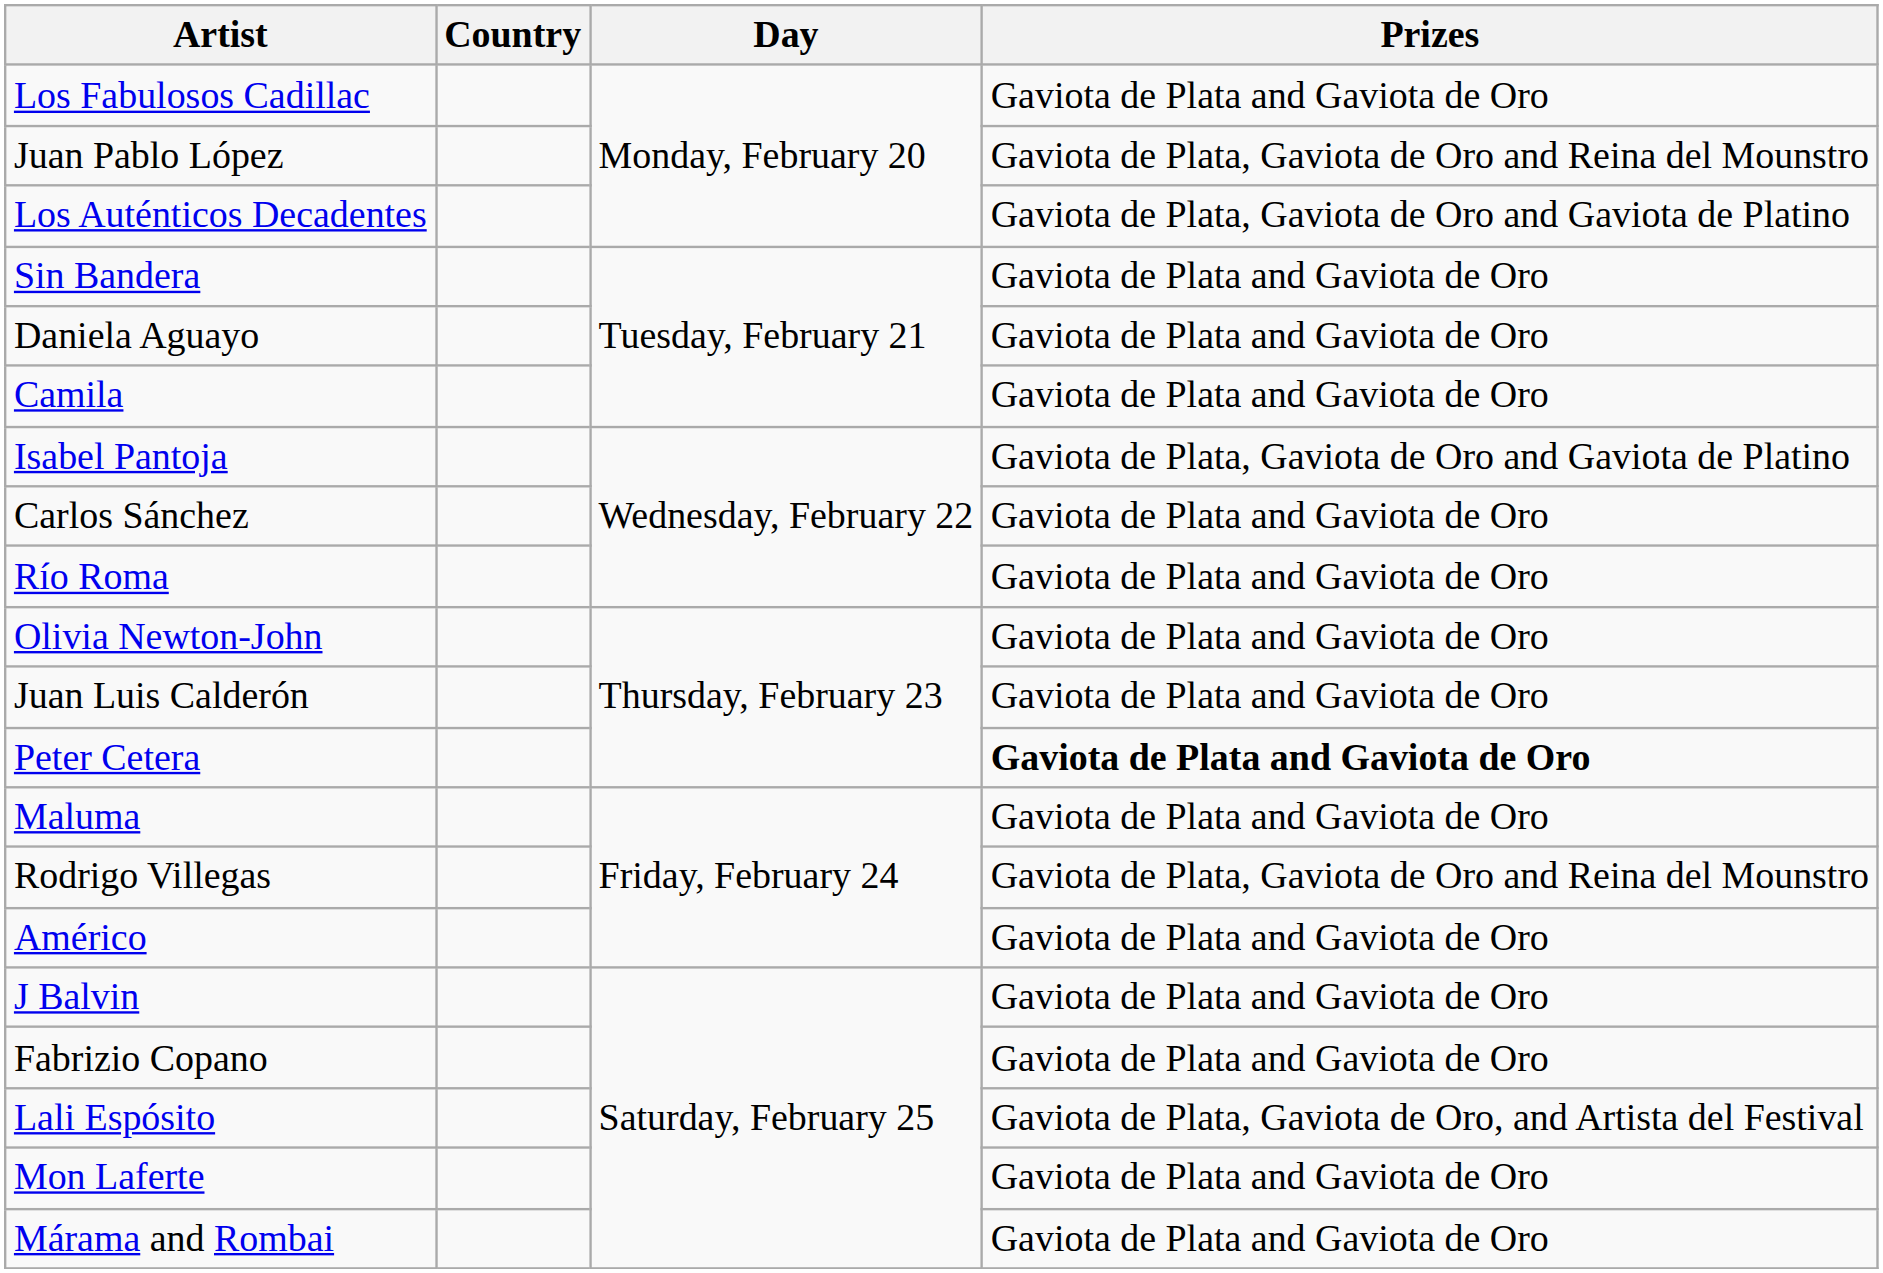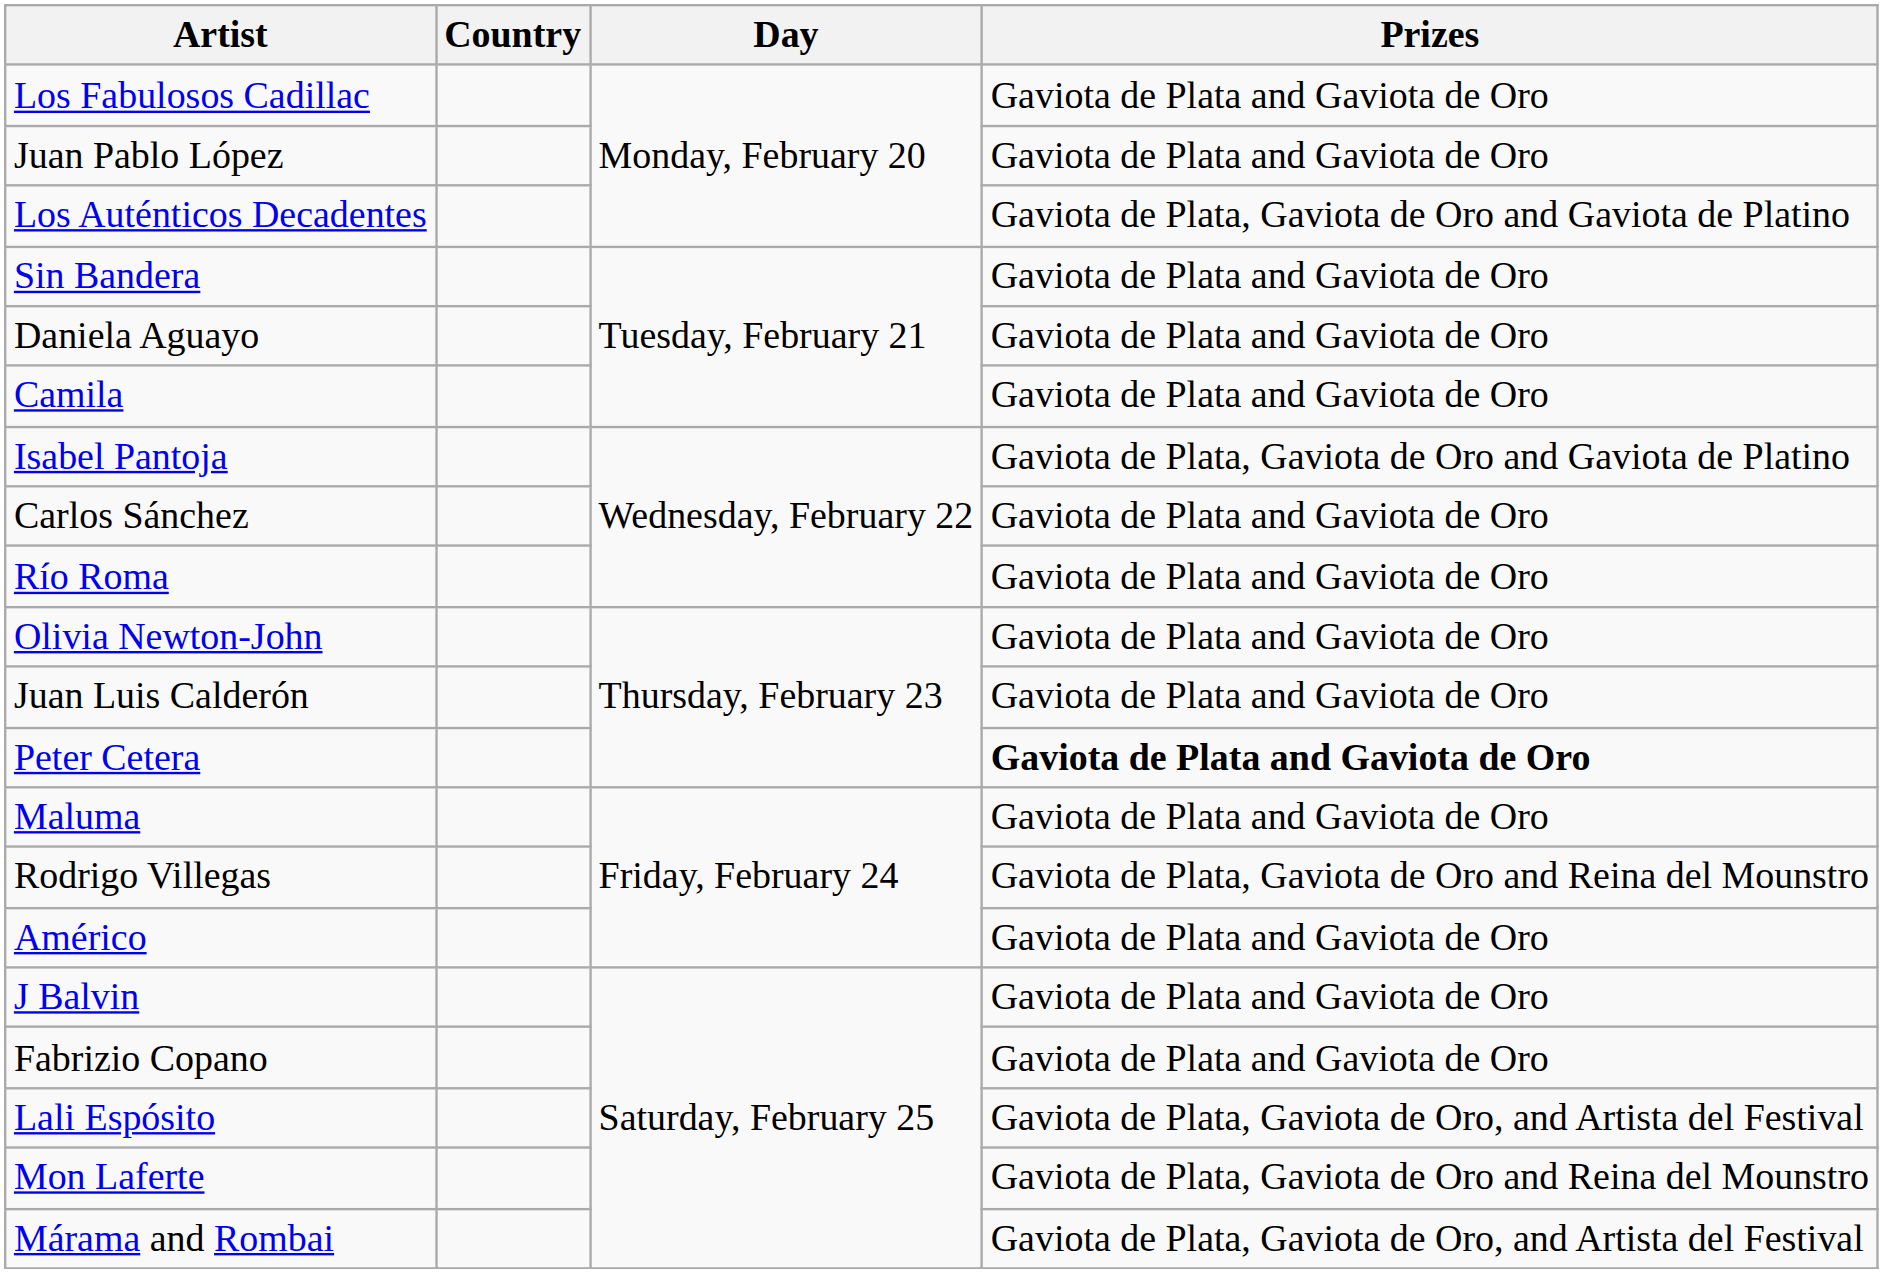(1430, 154) Gaviota de Plata, Gaviota de Oro and Reina del Mounstro -> (1270, 154) Gaviota de Plata and Gaviota de Oro
(1270, 1177) Gaviota de Plata and Gaviota de Oro -> (1430, 1177) Gaviota de Plata, Gaviota de Oro and Reina del Mounstro
(1270, 1237) Gaviota de Plata and Gaviota de Oro -> (1427, 1237) Gaviota de Plata, Gaviota de Oro, and Artista del Festival
